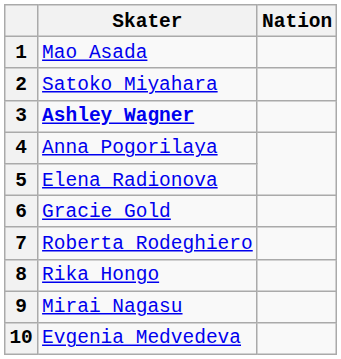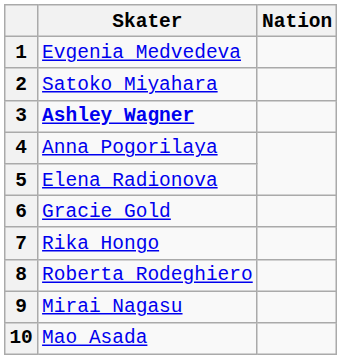(95, 52) Mao Asada -> (142, 52) Evgenia Medvedeva
(147, 243) Roberta Rodeghiero -> (101, 243) Rika Hongo
(101, 275) Rika Hongo -> (147, 275) Roberta Rodeghiero
(142, 338) Evgenia Medvedeva -> (95, 338) Mao Asada
